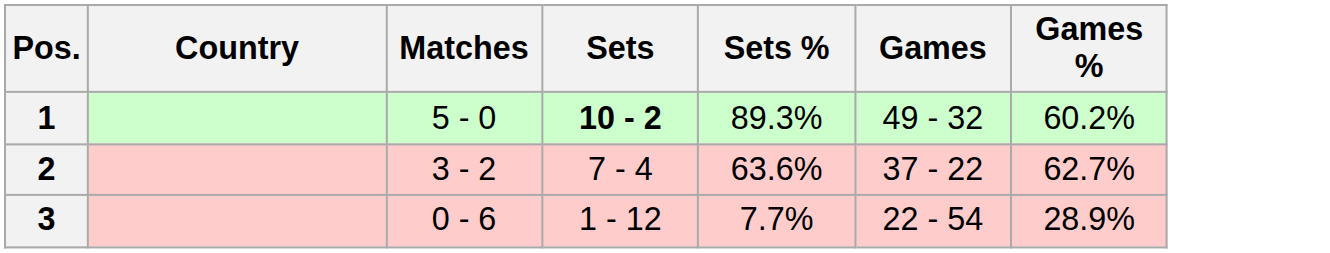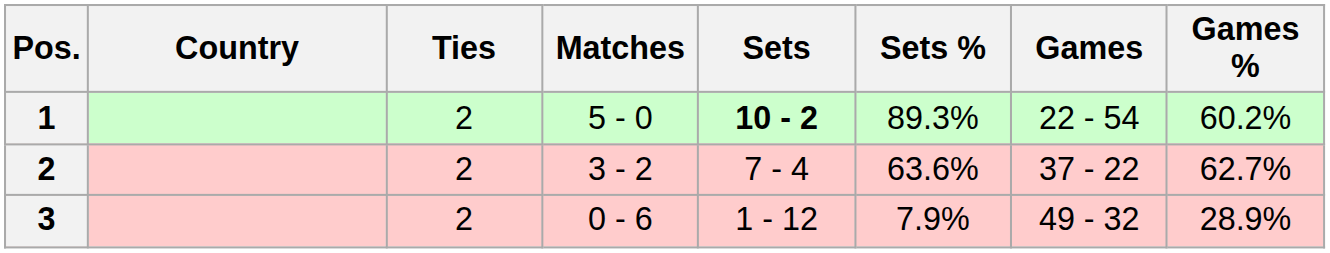+ column: (464, 48)
(933, 117) 49 - 32 -> (1089, 117) 22 - 54
(777, 220) 7.7% -> (933, 220) 7.9%
(933, 220) 22 - 54 -> (1089, 220) 49 - 32
